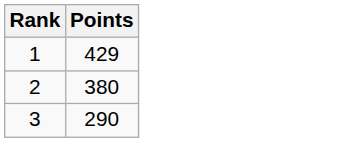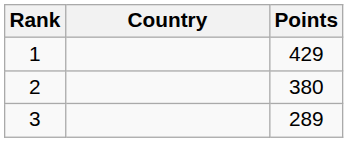+ column: (167, 20)
(102, 119) 290 -> (306, 119) 289
